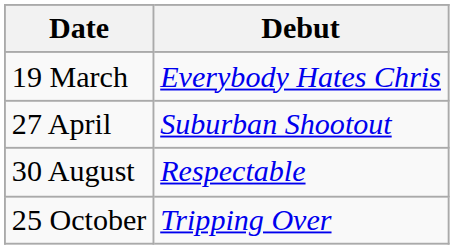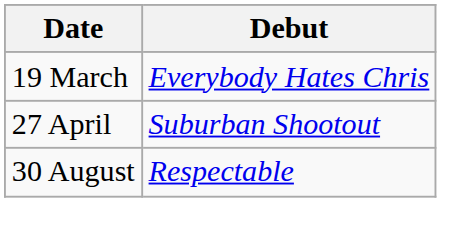- row: (79, 219)
